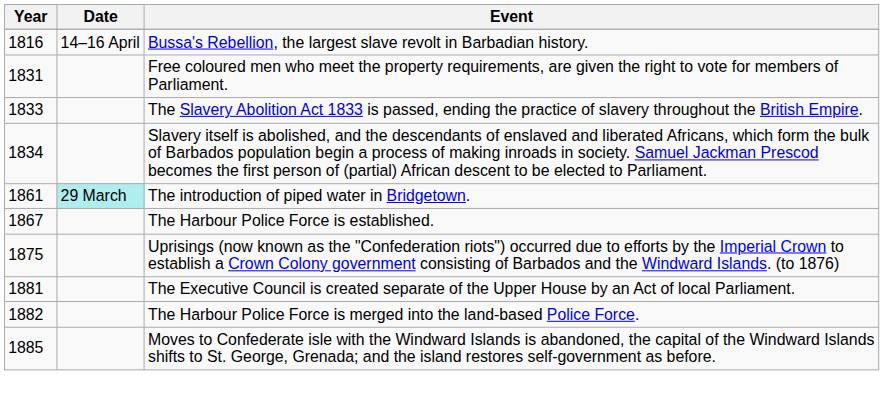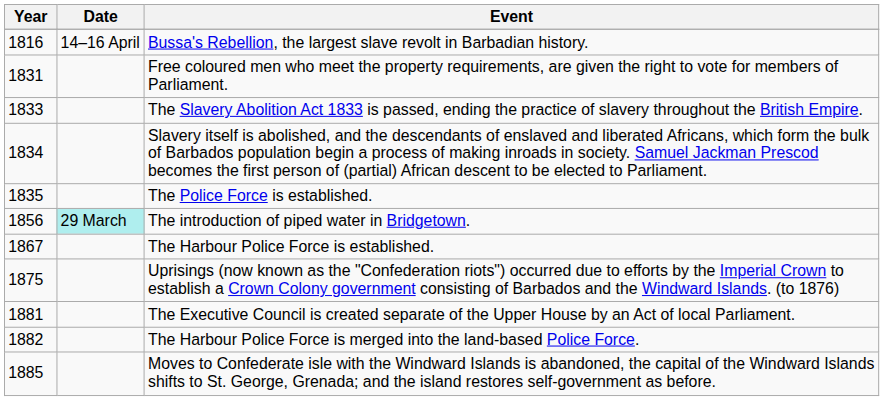+ row: (260, 196)
(26, 196) 1861 -> (26, 221) 1856
